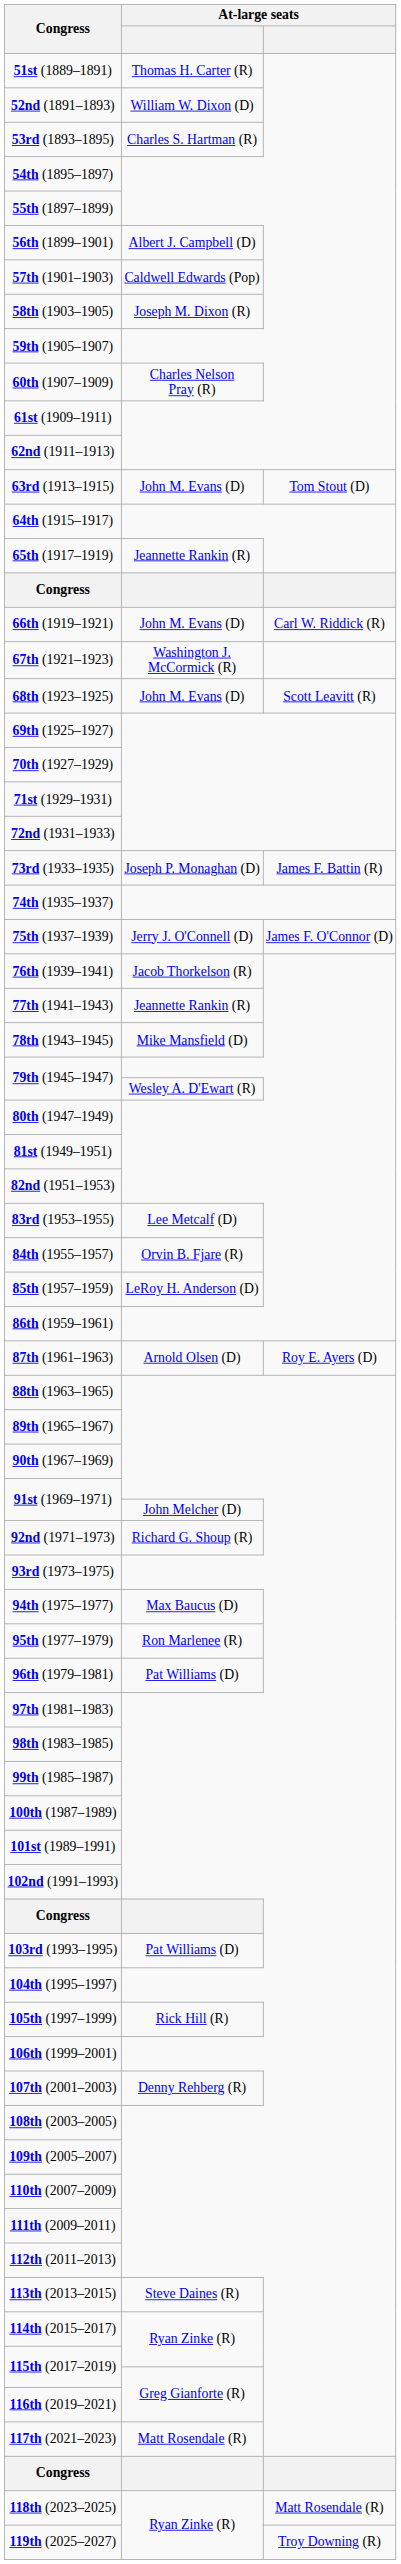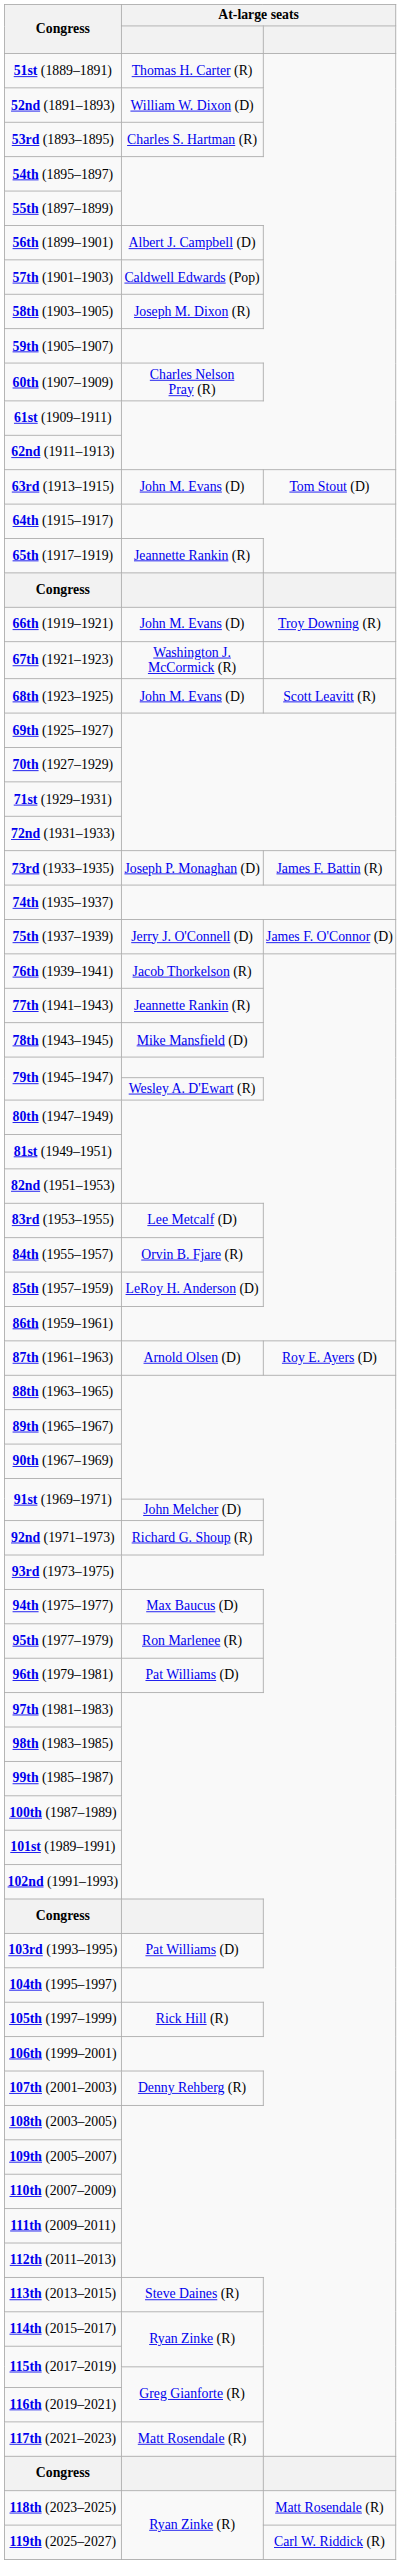(329, 624) Carl W. Riddick (R) -> (329, 624) Troy Downing (R)
(329, 2542) Troy Downing (R) -> (329, 2542) Carl W. Riddick (R)
